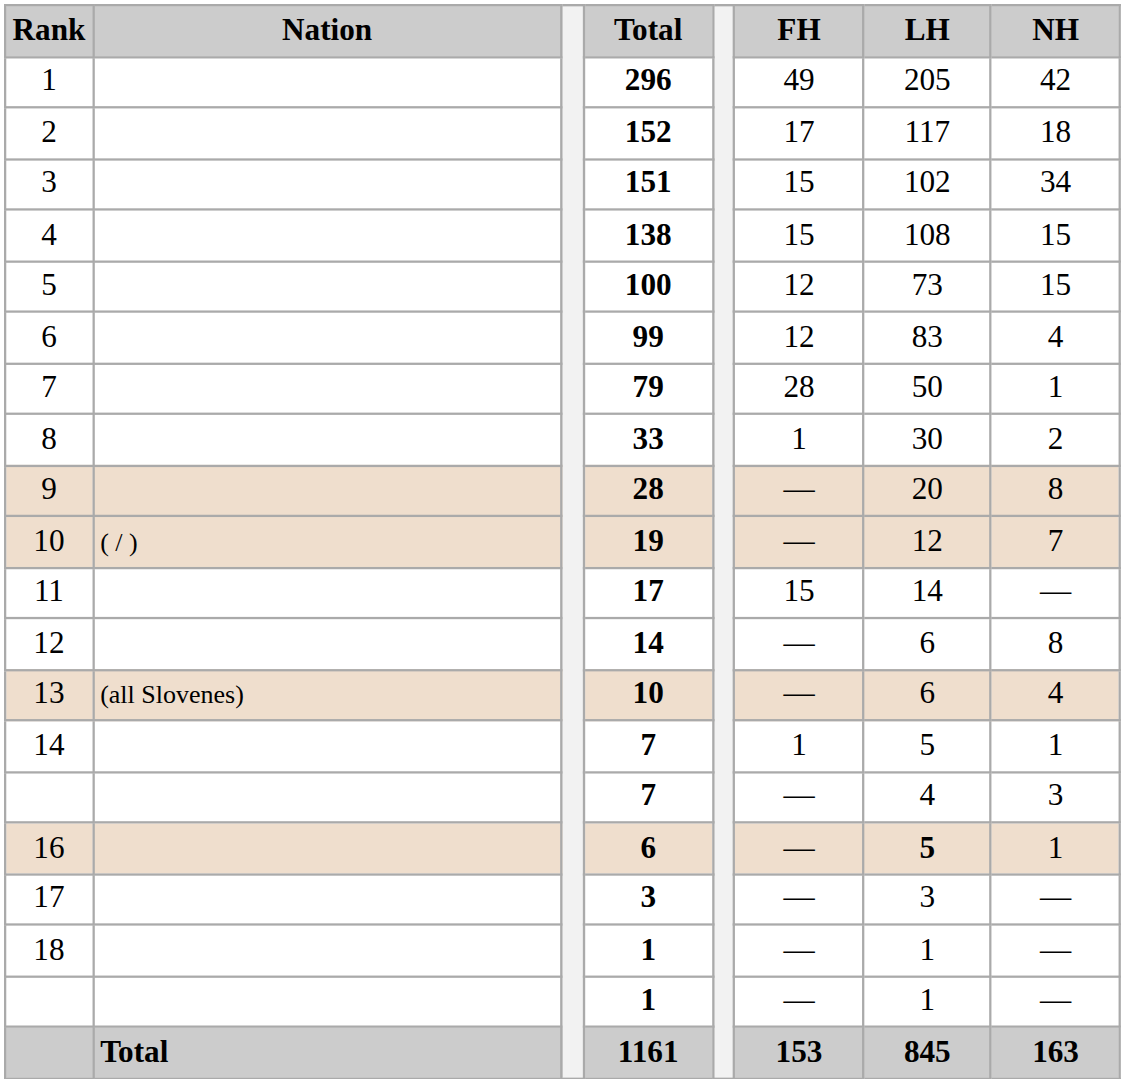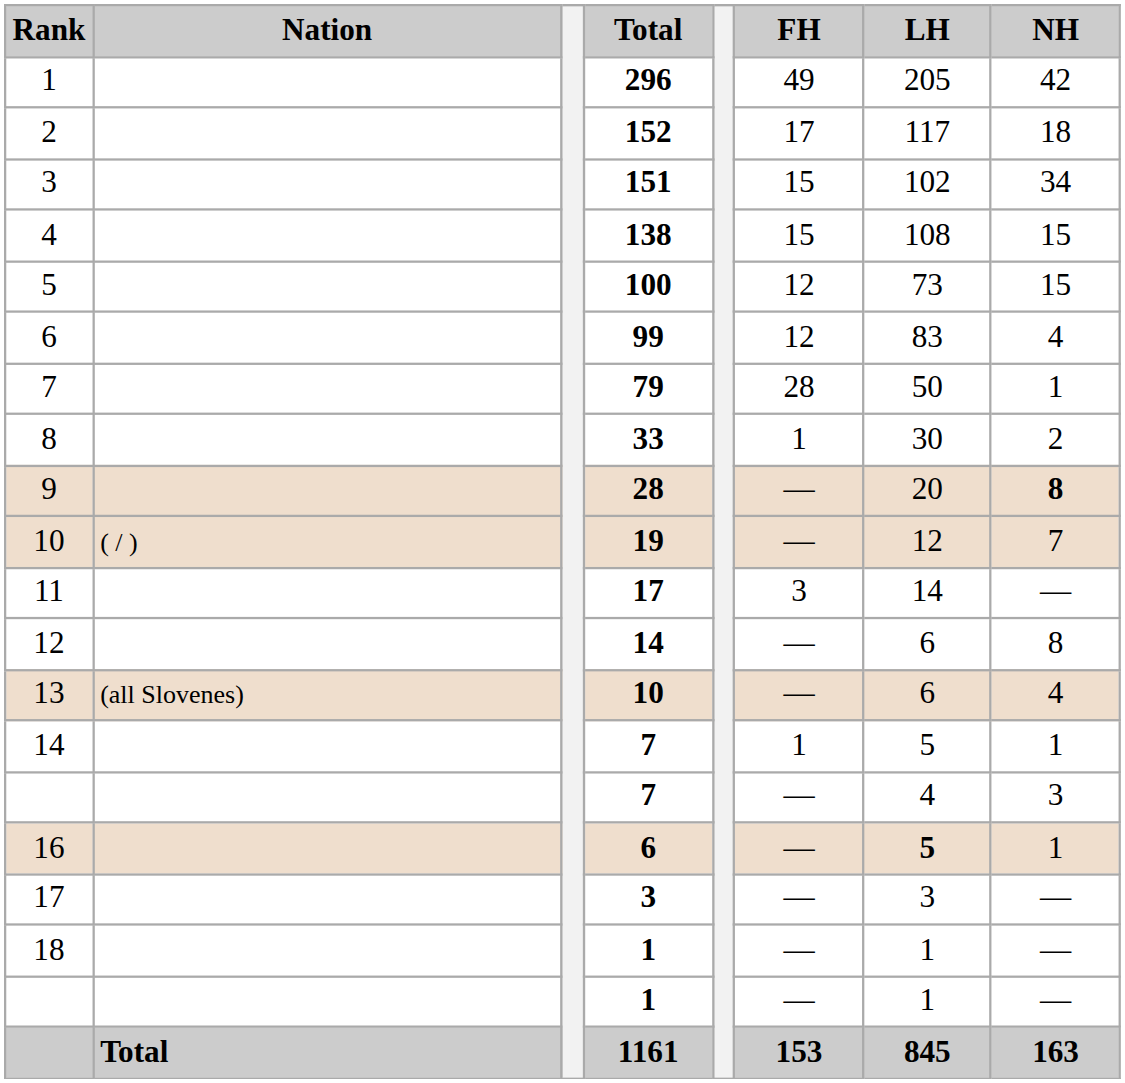(1056, 489) normal -> (1056, 489) bold
(799, 591) 15 -> (799, 591) 3
